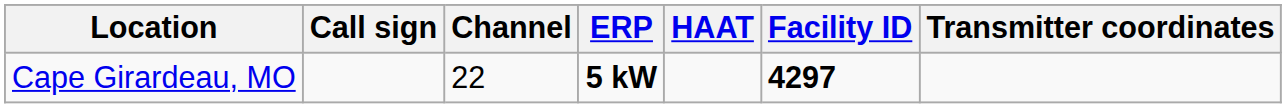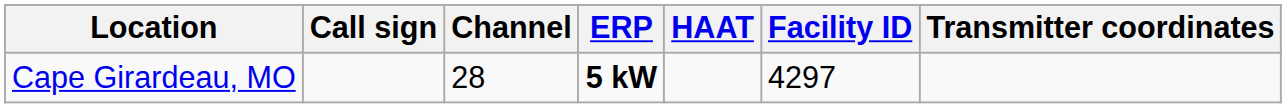(468, 77) 22 -> (468, 77) 28
(802, 77) bold -> (802, 77) normal
